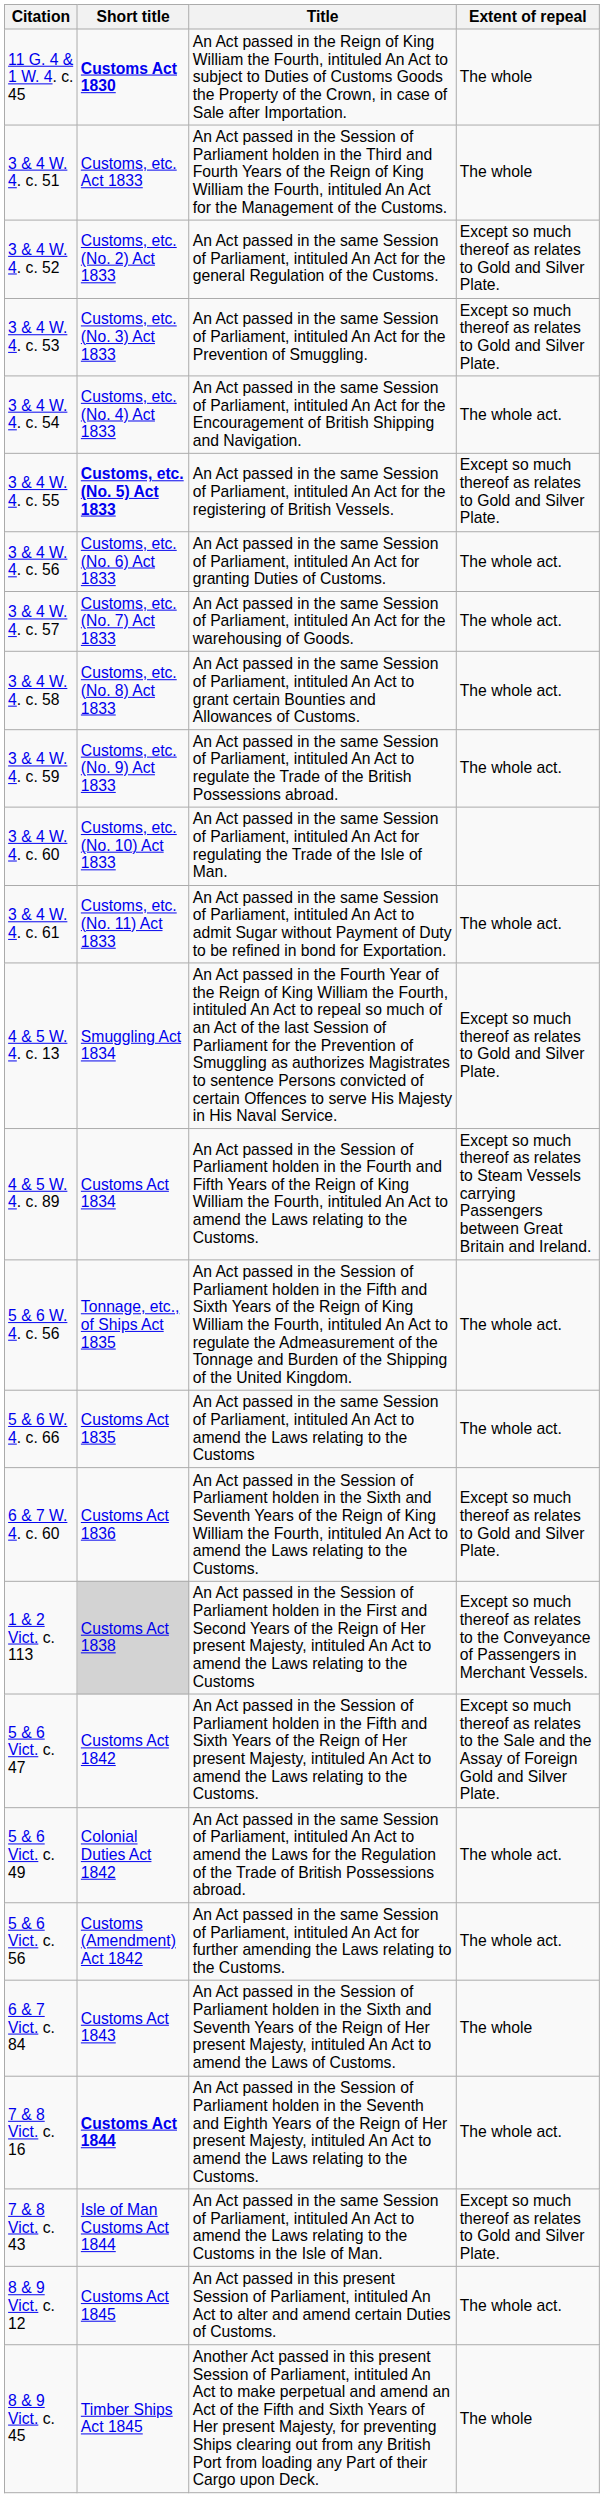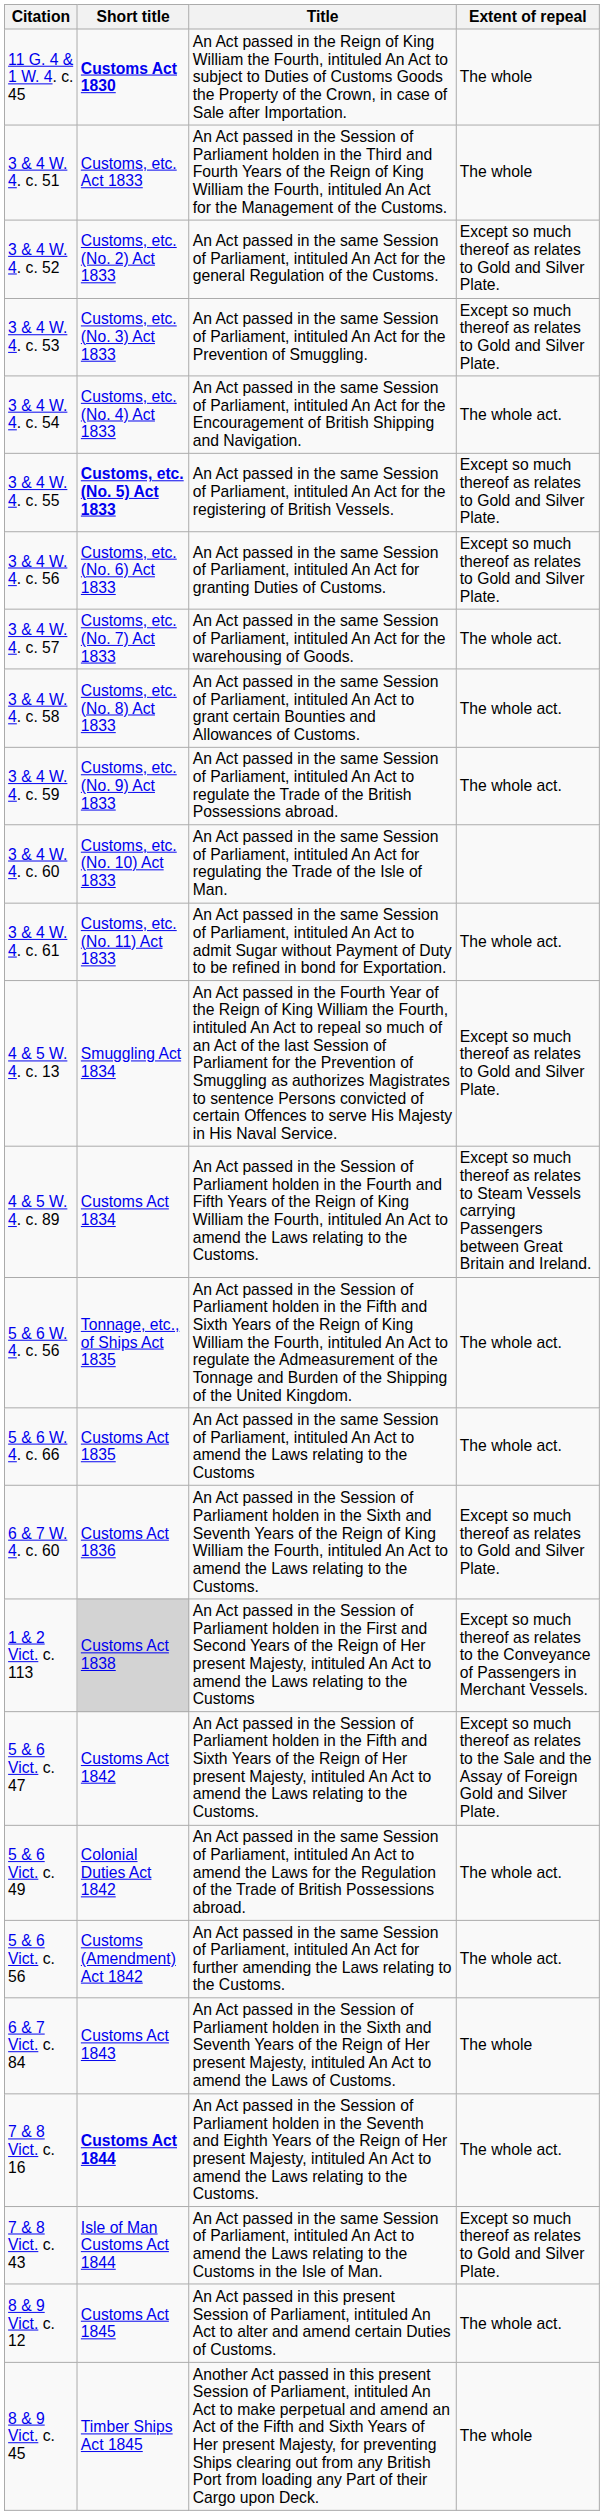(511, 561) The whole act. -> (522, 570) Except so much thereof as relates to Gold and Silver Plate.
